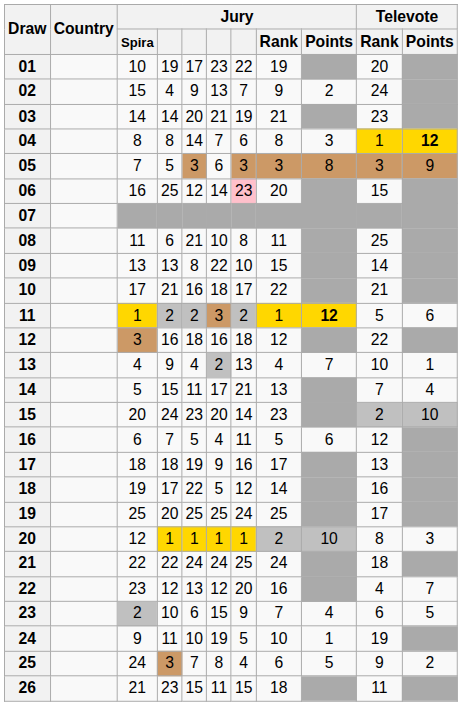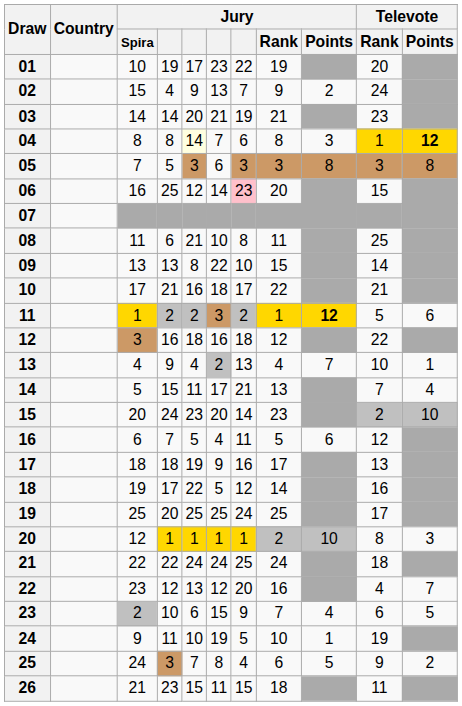(194, 141) no background -> (194, 141) lightyellow background
(430, 166) 9 -> (430, 166) 8
